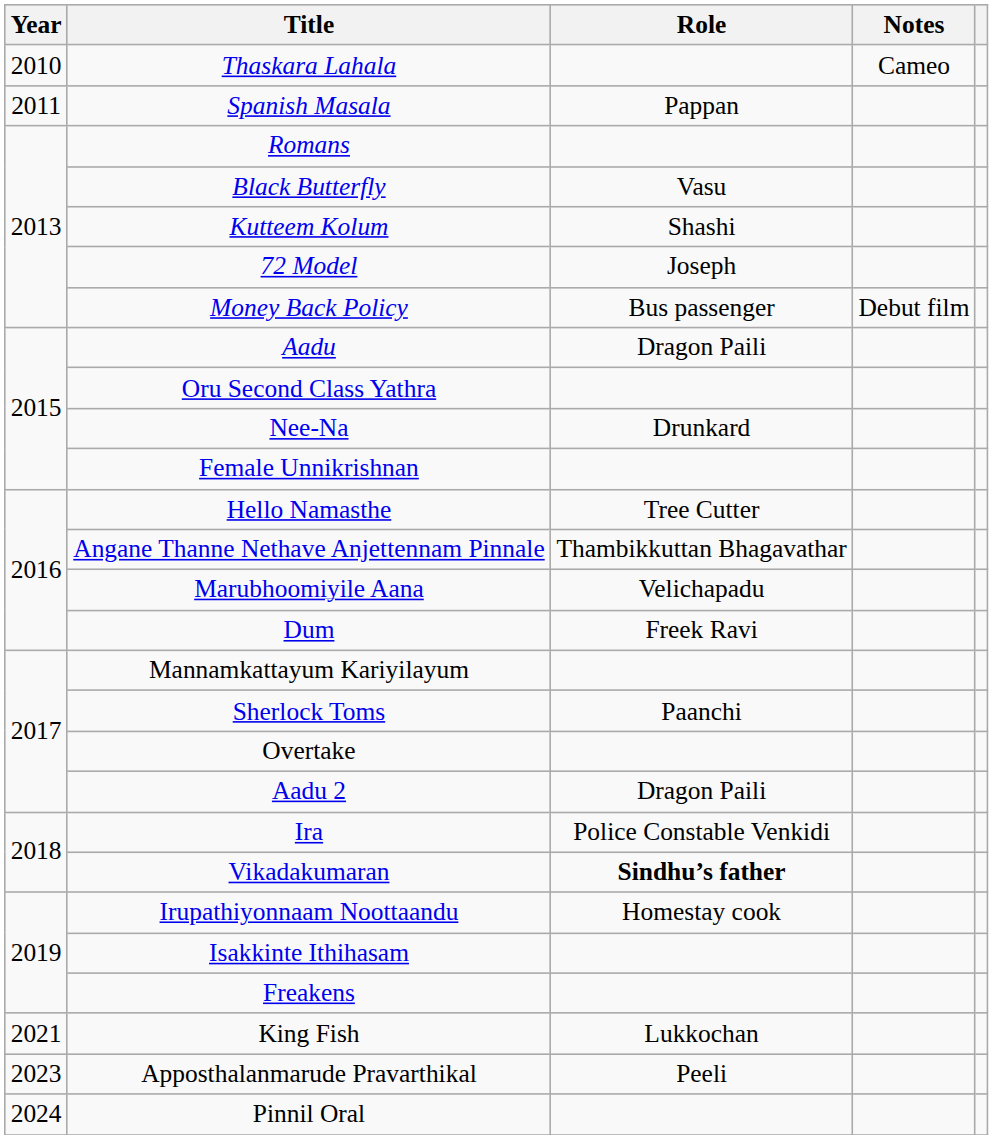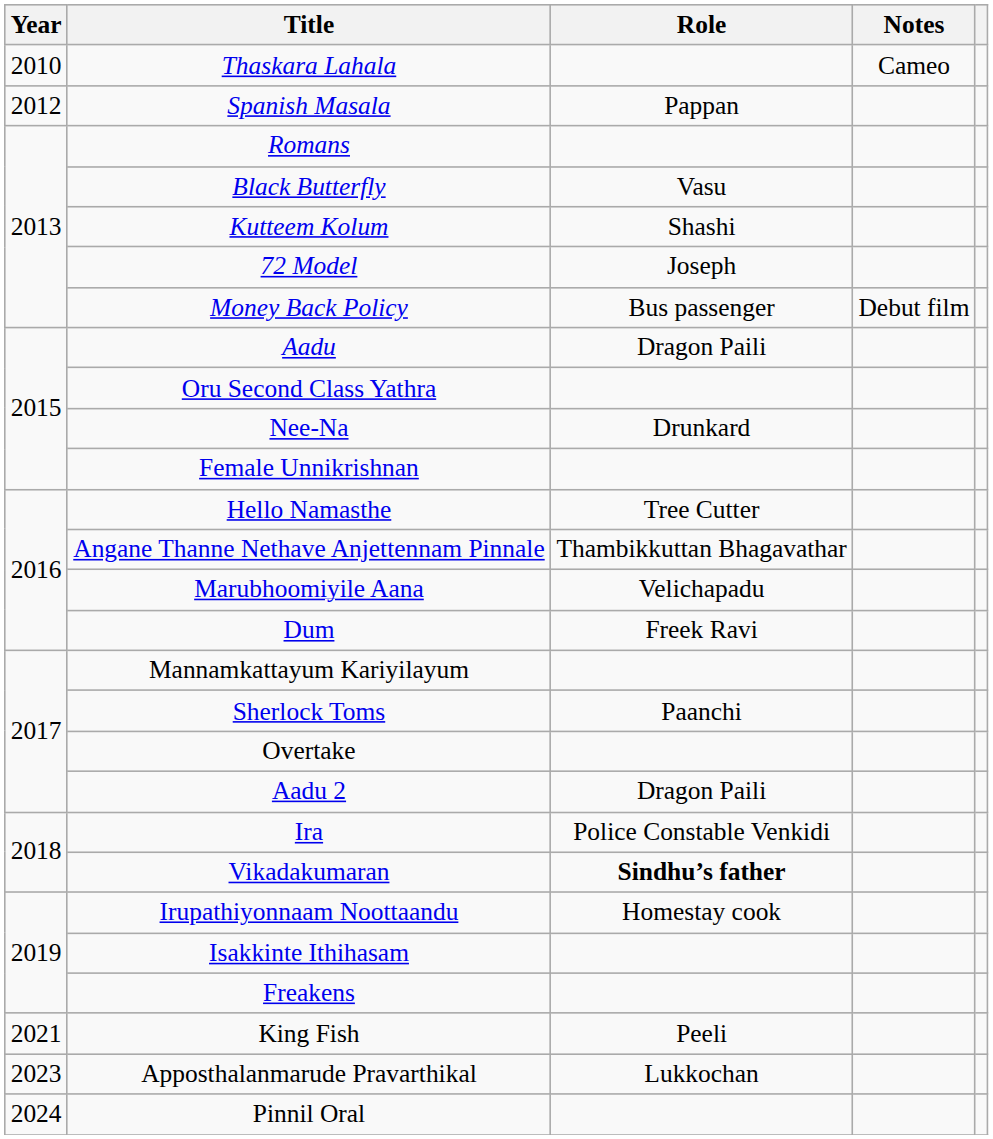(36, 105) 2011 -> (36, 105) 2012
(702, 1033) Lukkochan -> (702, 1033) Peeli
(702, 1073) Peeli -> (702, 1073) Lukkochan
